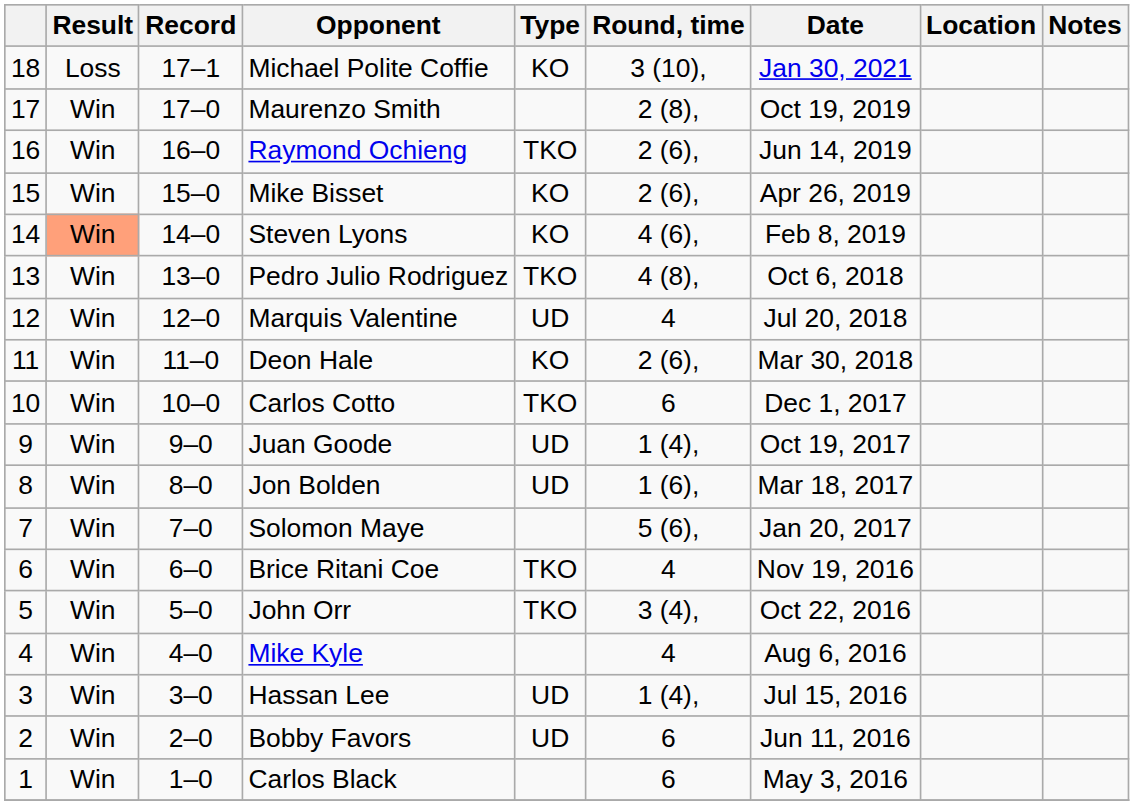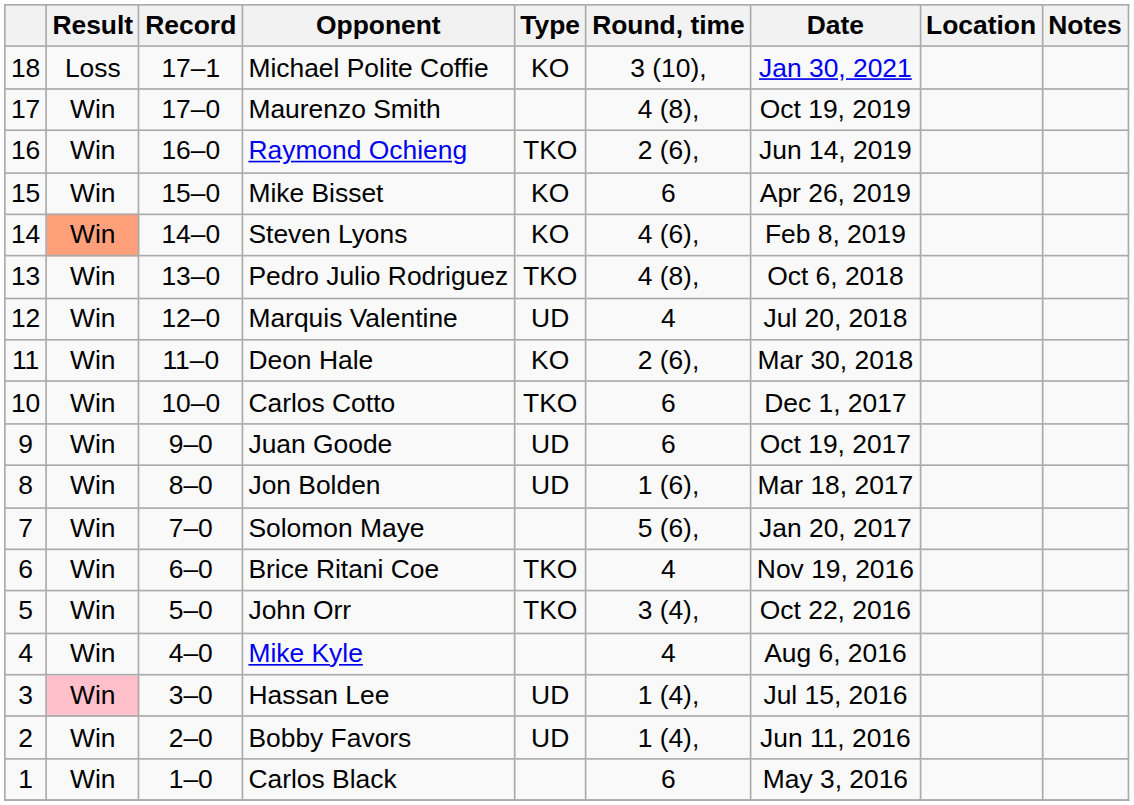(668, 109) 2 (8), -> (668, 109) 4 (8),
(668, 192) 2 (6), -> (668, 192) 6
(668, 444) 1 (4), -> (668, 444) 6
(93, 695) no background -> (93, 695) pink background
(668, 737) 6 -> (668, 737) 1 (4),
